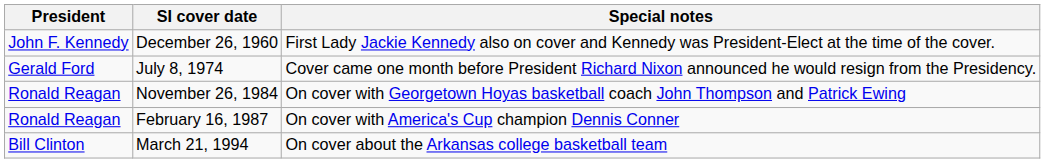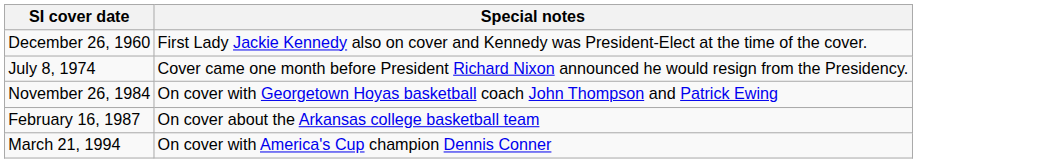- column: (68, 17)
(482, 119) On cover with America's Cup champion Dennis Conner -> (349, 119) On cover about the Arkansas college basketball team
(476, 145) On cover about the Arkansas college basketball team -> (355, 145) On cover with America's Cup champion Dennis Conner
